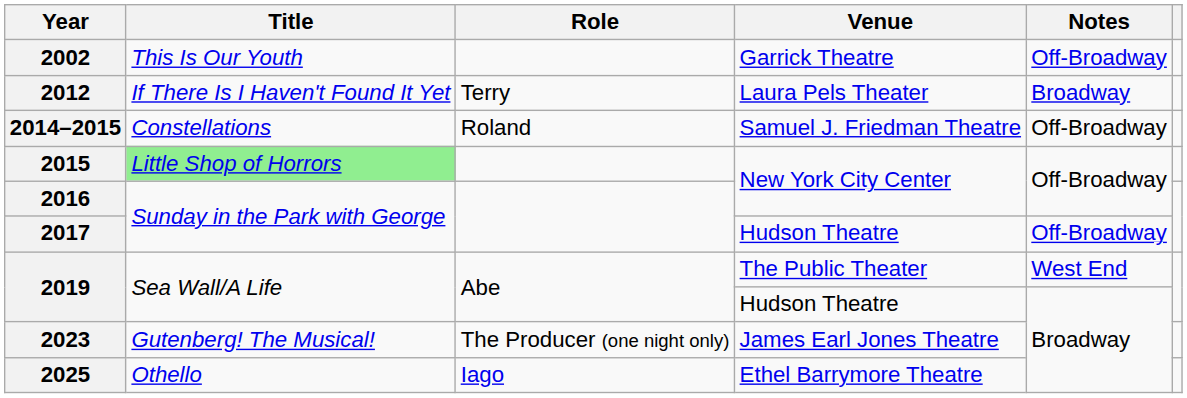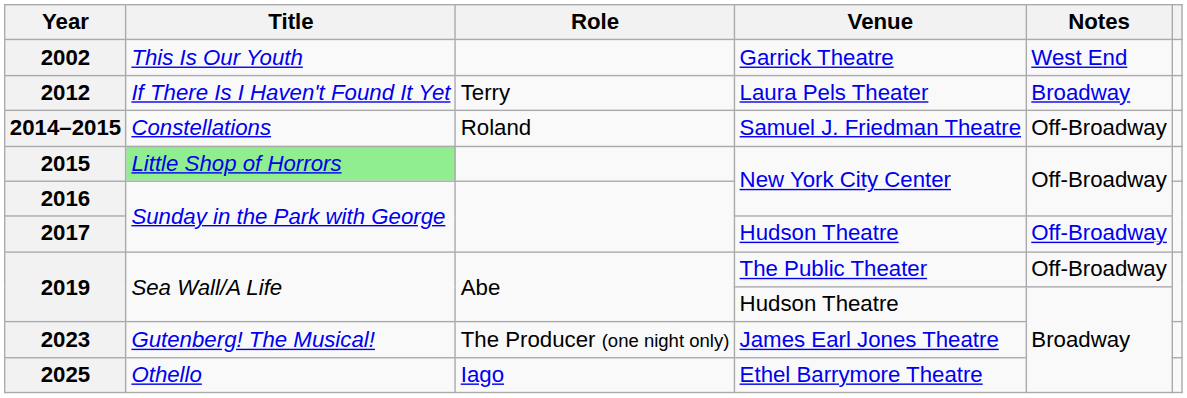(1099, 57) Off-Broadway -> (1079, 57) West End
(1079, 269) West End -> (1099, 269) Off-Broadway
